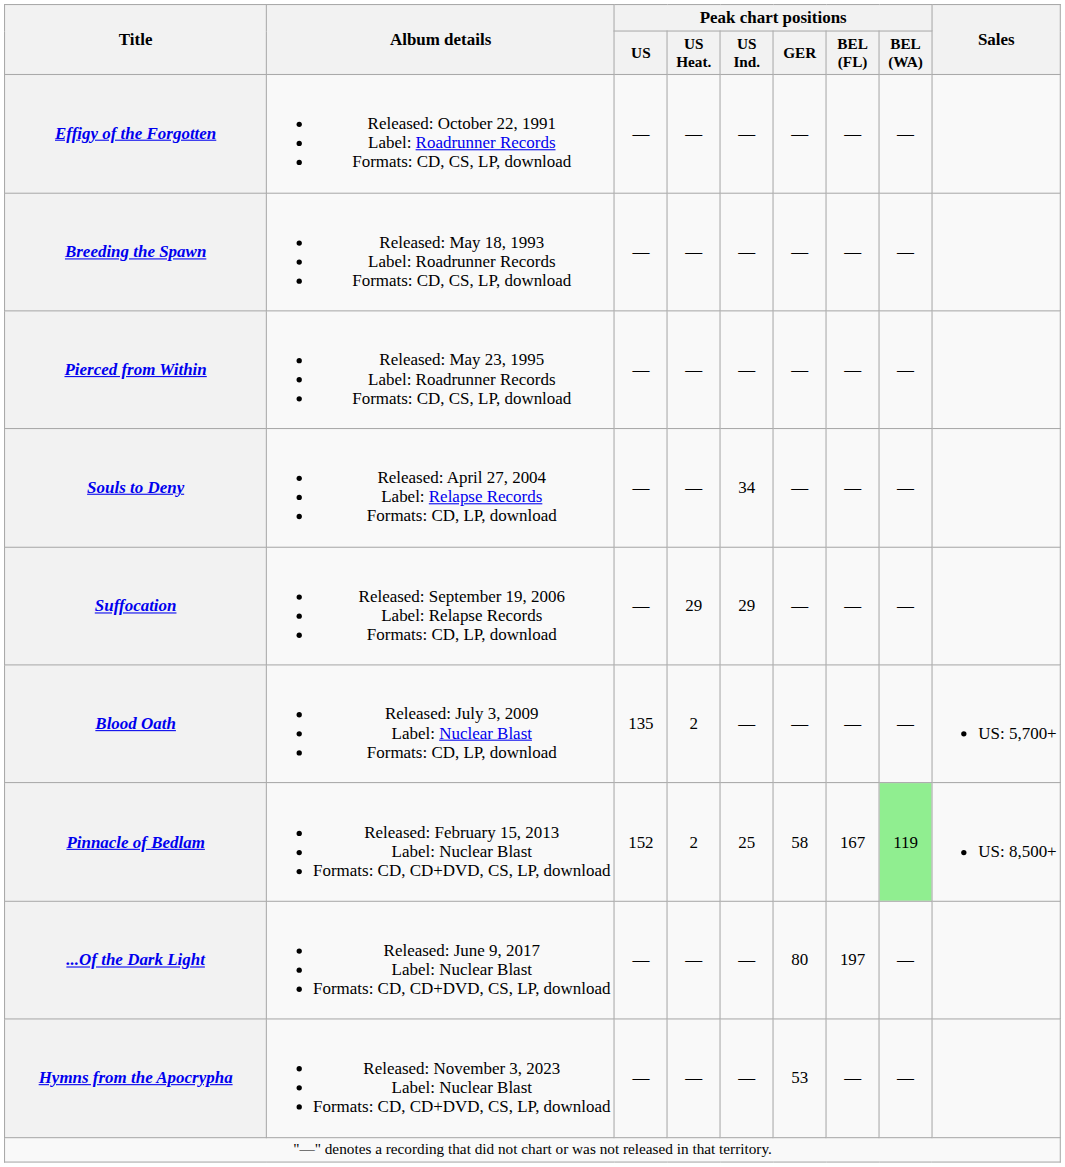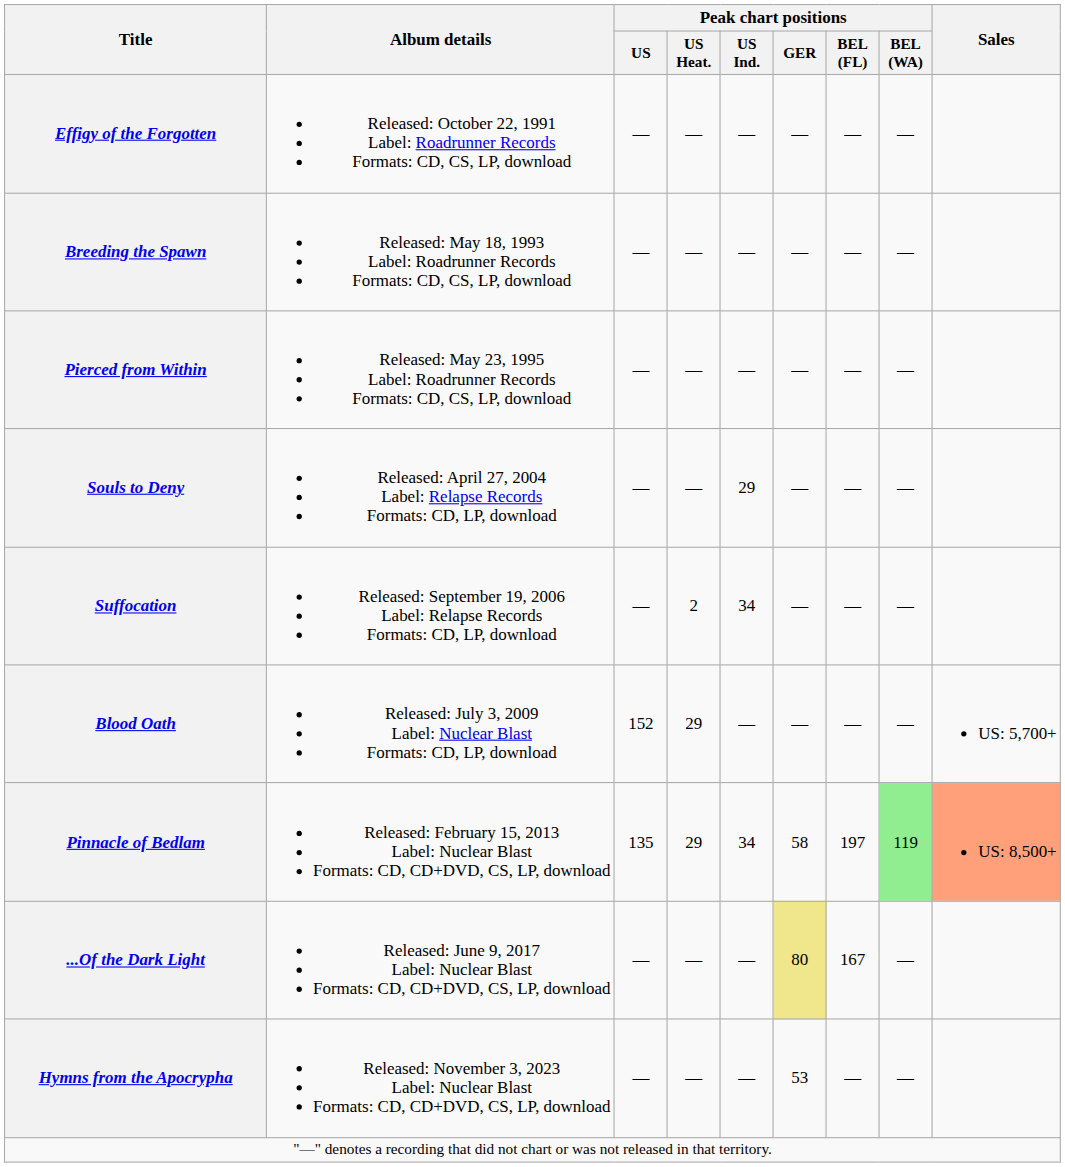(747, 487) 34 -> (747, 487) 29
(694, 605) 29 -> (694, 605) 2
(747, 605) 29 -> (747, 605) 34
(641, 723) 135 -> (641, 723) 152
(694, 723) 2 -> (694, 723) 29
(641, 841) 152 -> (641, 841) 135
(694, 841) 2 -> (694, 841) 29
(747, 841) 25 -> (747, 841) 34
(853, 841) 167 -> (853, 841) 197
(996, 852) no background -> (996, 852) lightsalmon background
(800, 960) no background -> (800, 960) khaki background
(853, 960) 197 -> (853, 960) 167
